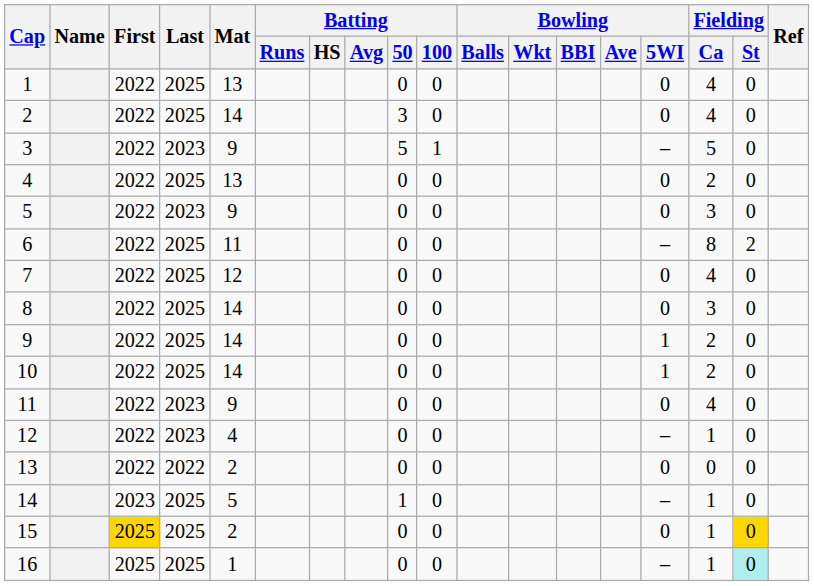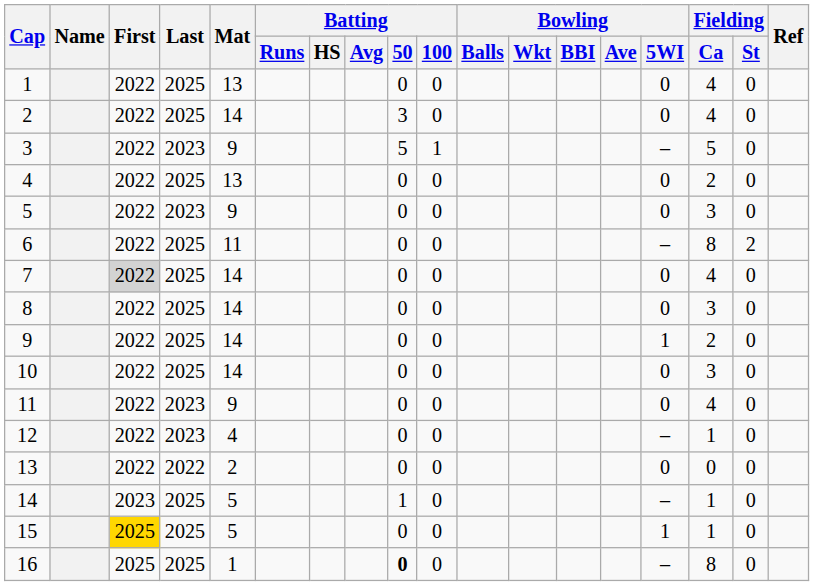(135, 276) no background -> (135, 276) lightgrey background
(232, 276) 12 -> (232, 276) 14
(665, 372) 1 -> (665, 372) 0
(711, 372) 2 -> (711, 372) 3
(232, 532) 2 -> (232, 532) 5
(665, 532) 0 -> (665, 532) 1
(751, 532) gold background -> (751, 532) no background
(402, 564) normal -> (402, 564) bold
(711, 564) 1 -> (711, 564) 8
(751, 564) paleturquoise background -> (751, 564) no background
